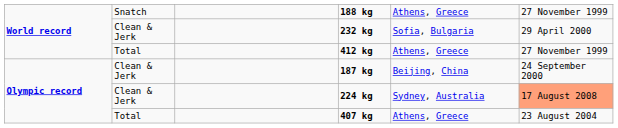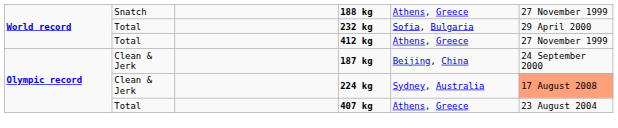(133, 31) Clean & Jerk -> (128, 26) Total
